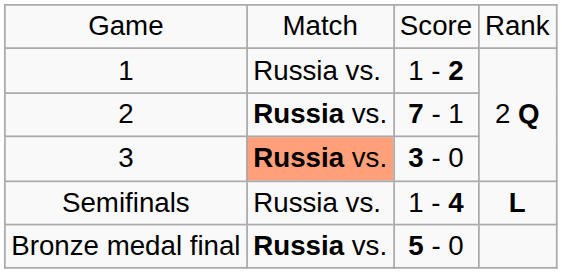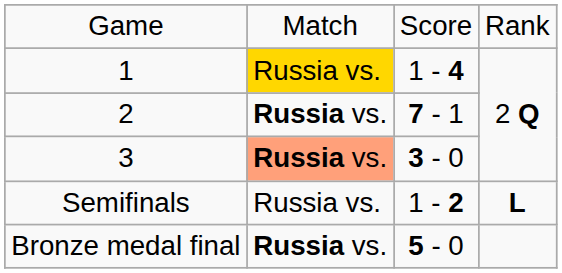(317, 70) no background -> (317, 70) gold background
(436, 70) 1 - 2 -> (436, 70) 1 - 4
(436, 202) 1 - 4 -> (436, 202) 1 - 2
